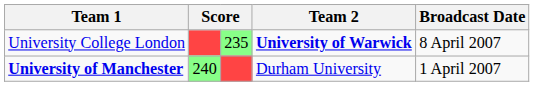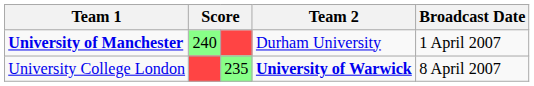rows swapped: (96, 68) <-> (97, 42)
